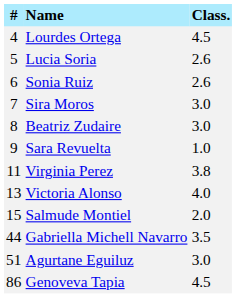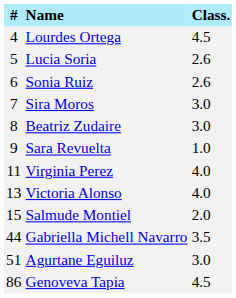(201, 170) 3.8 -> (201, 170) 4.0
